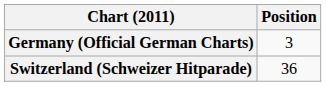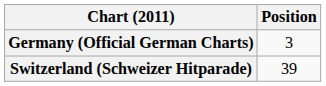(289, 68) 36 -> (289, 68) 39
